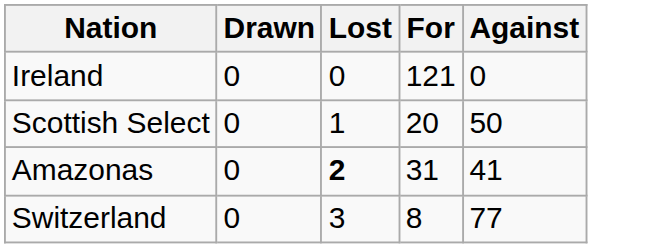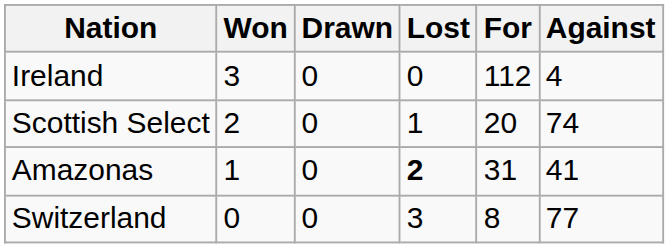+ column: (256, 28)
(431, 75) 121 -> (508, 75) 112
(478, 75) 0 -> (554, 75) 4
(486, 123) 50 -> (562, 123) 74
